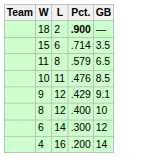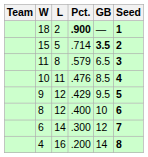+ column: (128, 12)
(57, 45) 6 -> (57, 45) 5
(103, 45) normal -> (103, 45) bold
(103, 95) 9.1 -> (103, 95) 9.5
